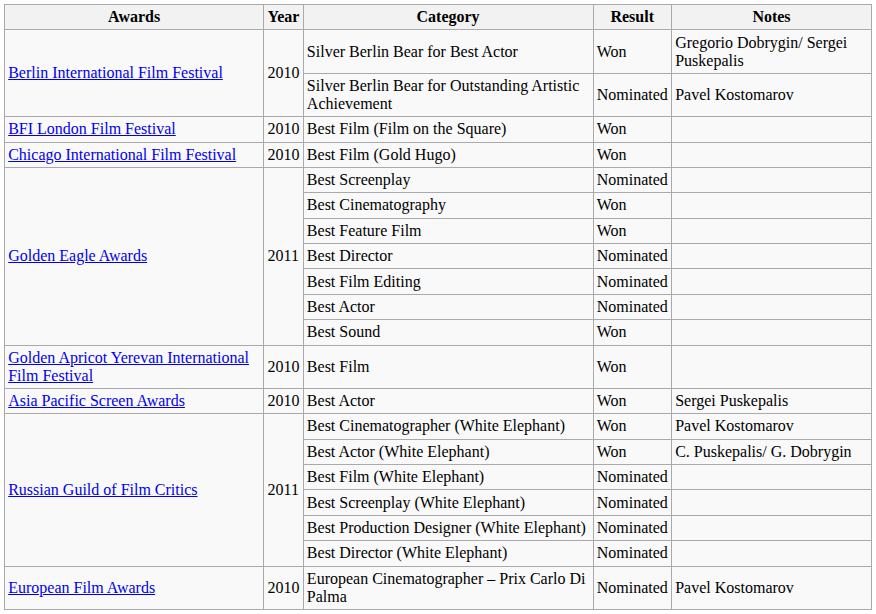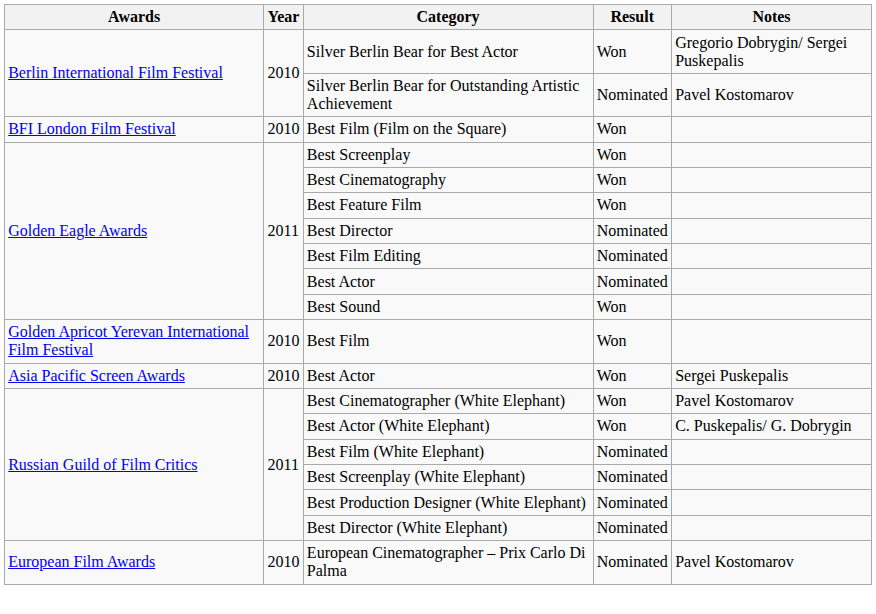- row: (122, 154)
(632, 180) Nominated -> (612, 154) Won
